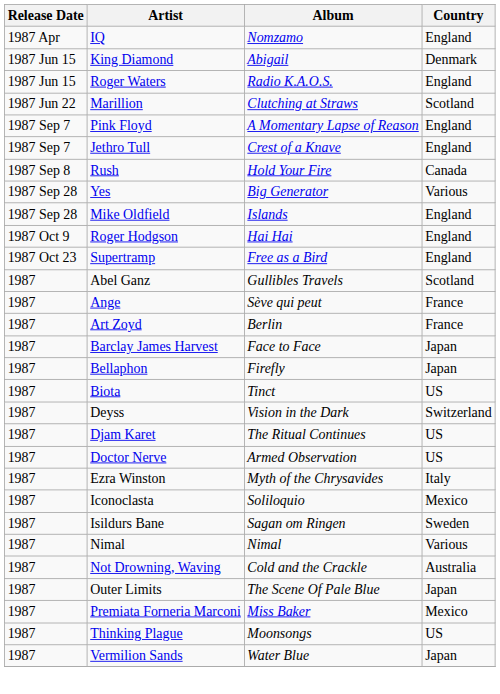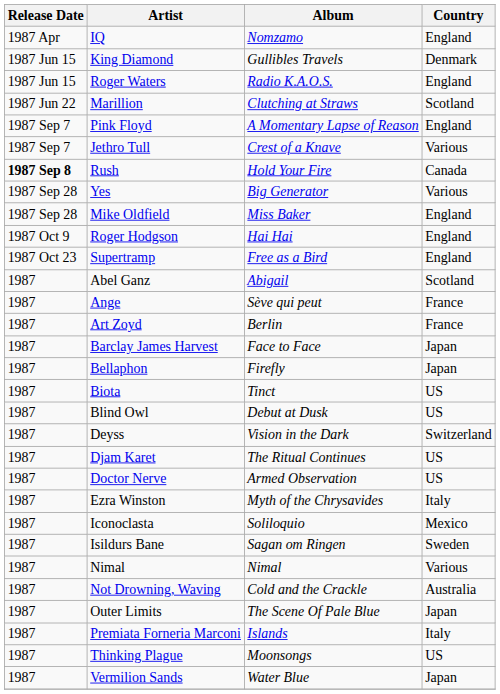(268, 59) Abigail -> (295, 59) Gullibles Travels
(448, 147) England -> (446, 147) Various
(39, 170) normal -> (39, 170) bold
(267, 214) Islands -> (279, 214) Miss Baker
(295, 280) Gullibles Travels -> (268, 280) Abigail
+ row: (119, 412)
(279, 611) Miss Baker -> (267, 633) Islands
(446, 611) Mexico -> (438, 633) Italy
